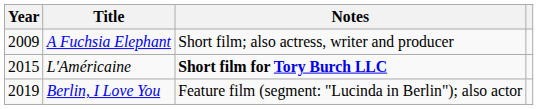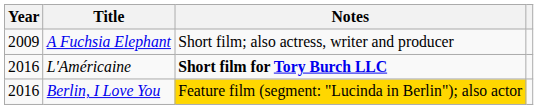(24, 66) 2015 -> (24, 66) 2016
(24, 91) 2019 -> (24, 91) 2016
(350, 91) no background -> (350, 91) gold background
